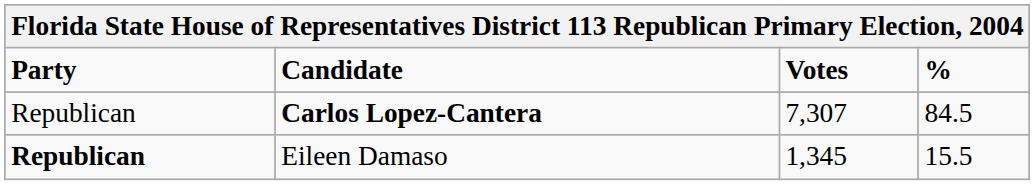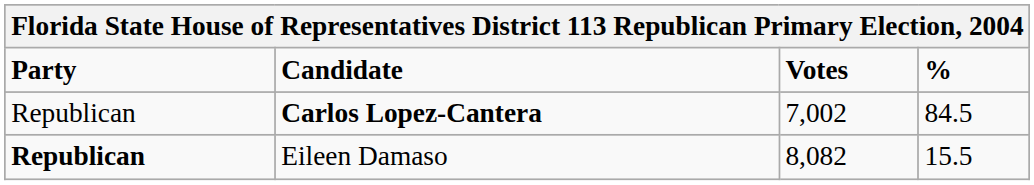(816, 112) 7,307 -> (816, 112) 7,002
(816, 156) 1,345 -> (816, 156) 8,082
